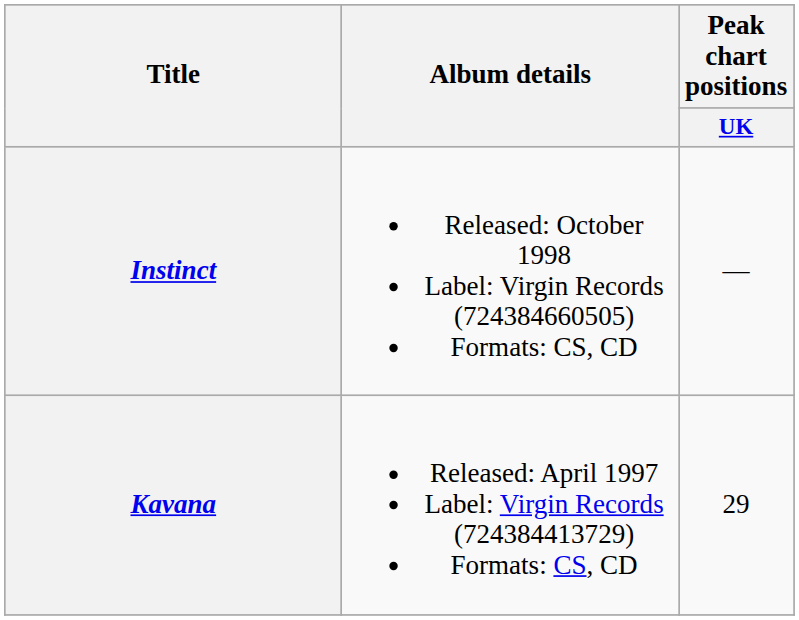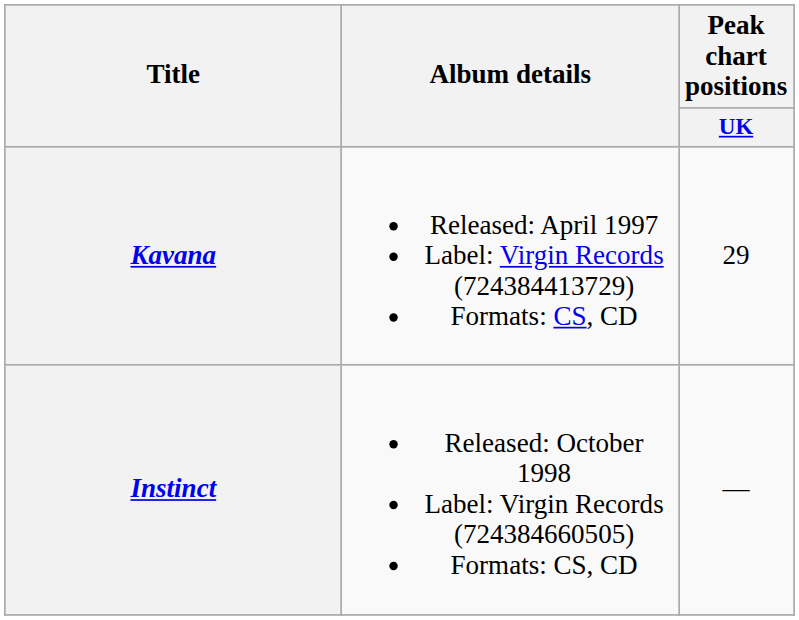rows swapped: (173, 504) <-> (173, 270)
